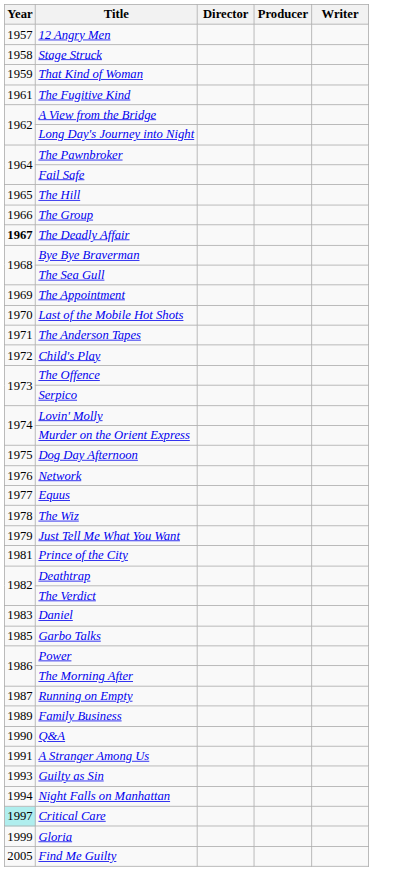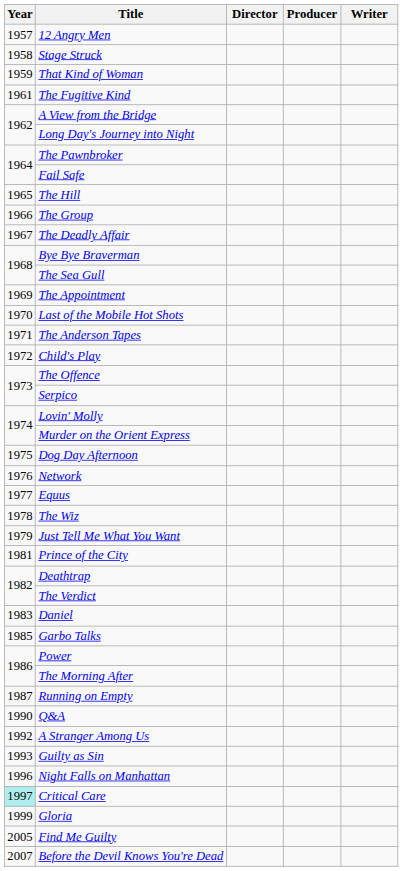(20, 235) bold -> (20, 235) normal
- row: (80, 716)
(20, 756) 1991 -> (20, 736) 1992
(20, 796) 1994 -> (20, 776) 1996
+ row: (131, 856)
